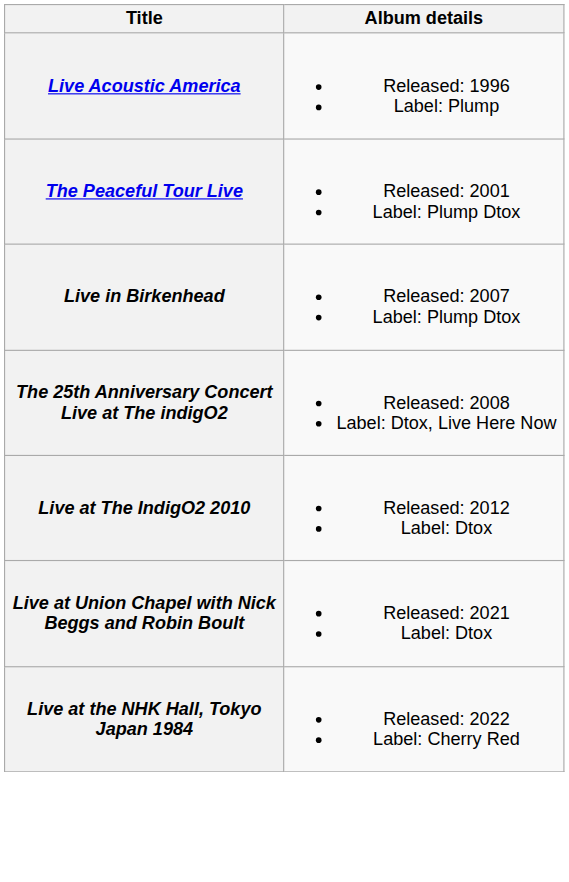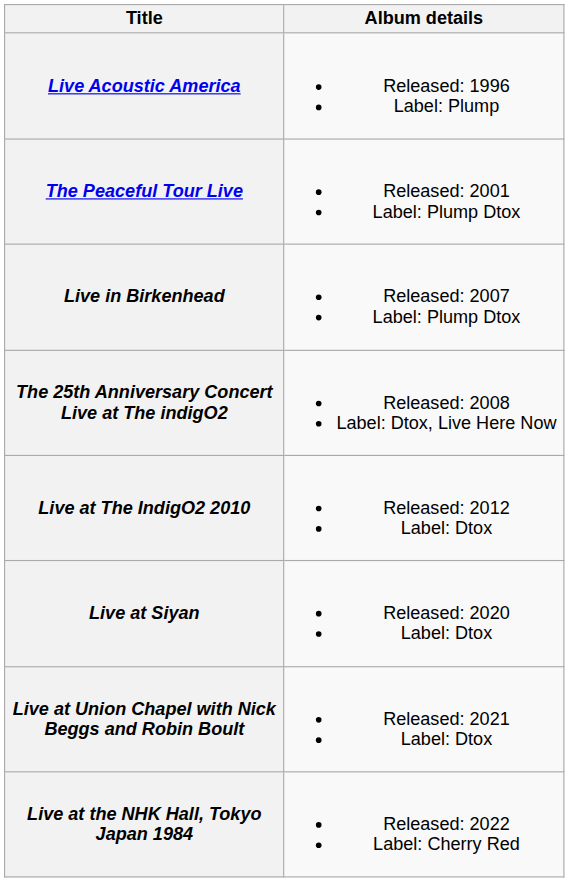+ row: (144, 613)
